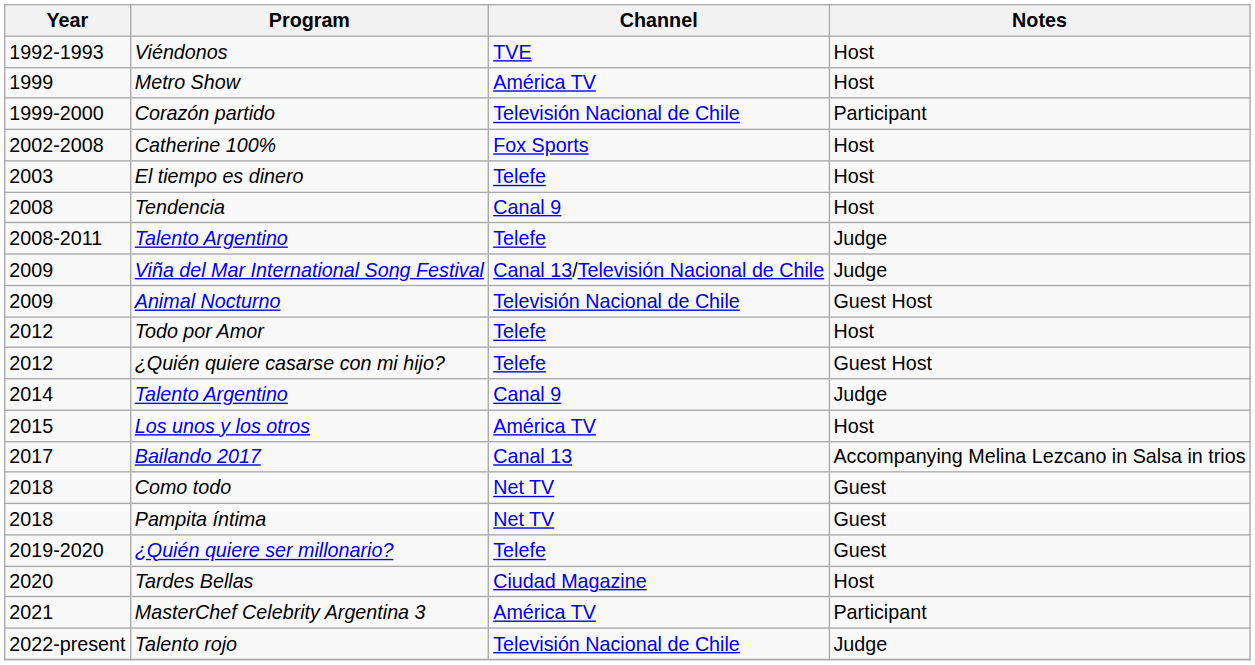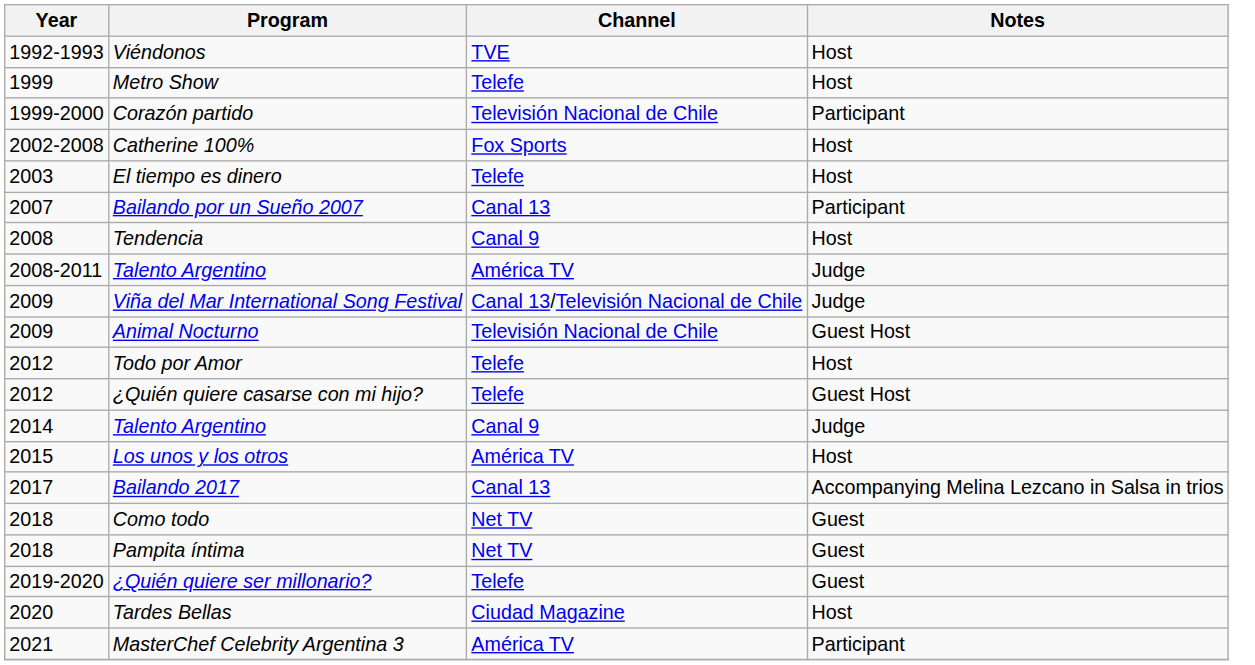(545, 83) América TV -> (498, 83) Telefe
+ row: (31, 208)
(520, 239) Telefe -> (523, 270) América TV
- row: (67, 644)
